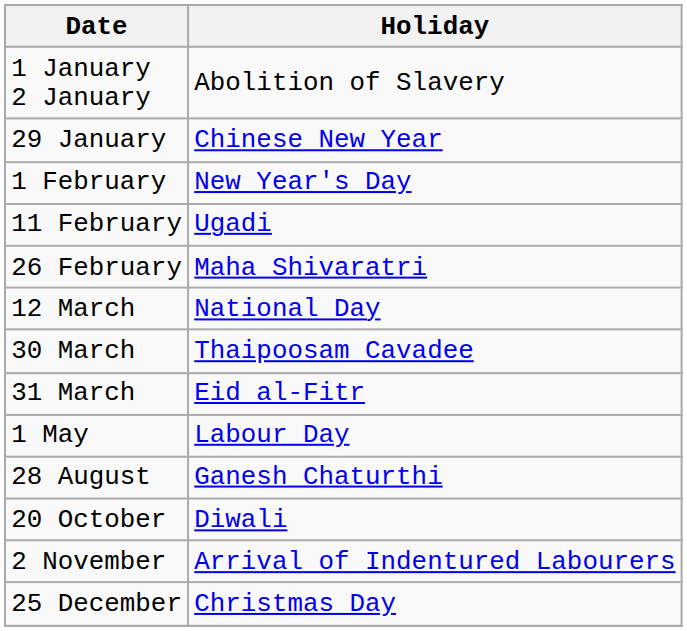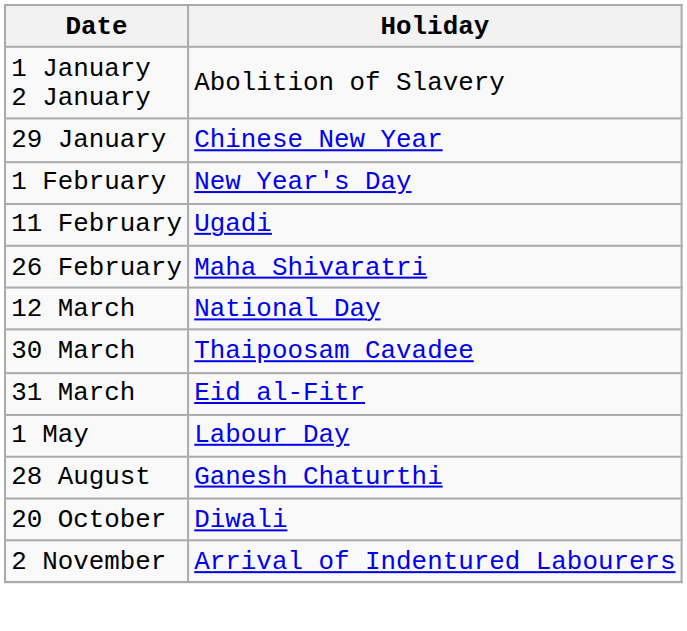- row: (97, 604)
